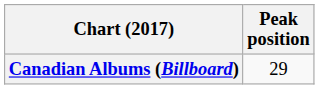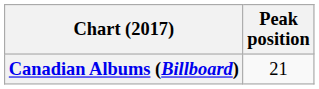(279, 68) 29 -> (279, 68) 21
